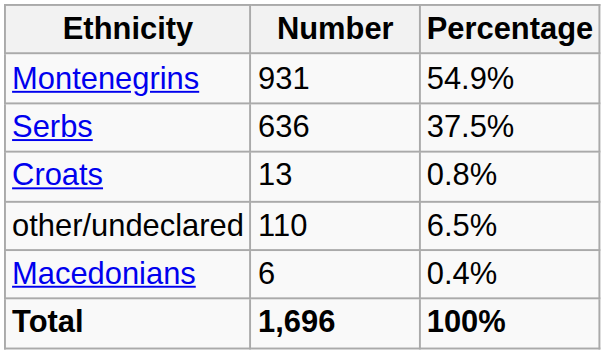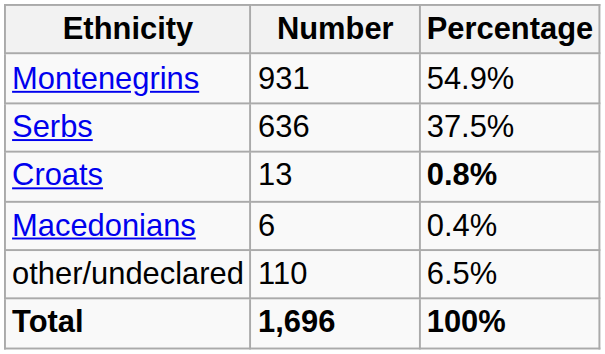(462, 175) normal -> (462, 175) bold
rows swapped: (104, 273) <-> (128, 224)
